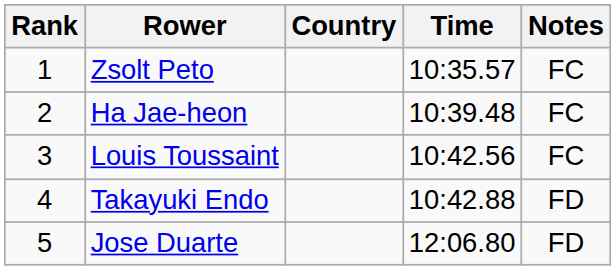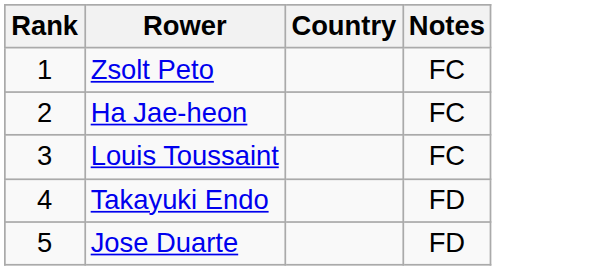- column: (462, 26)
